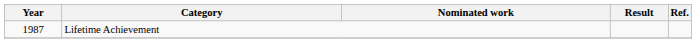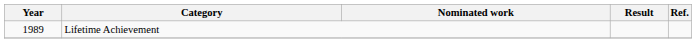(33, 29) 1987 -> (33, 29) 1989
